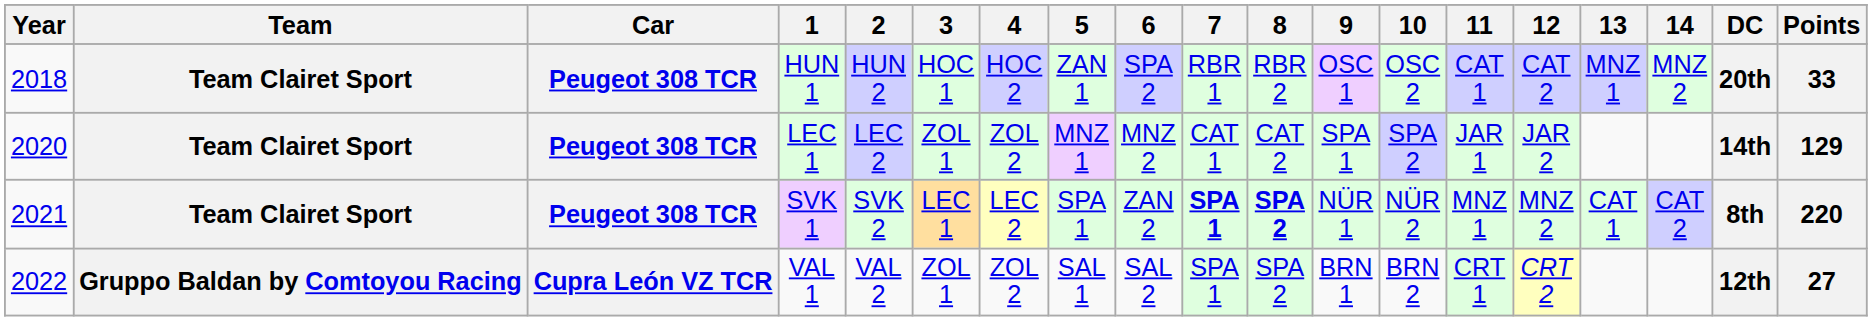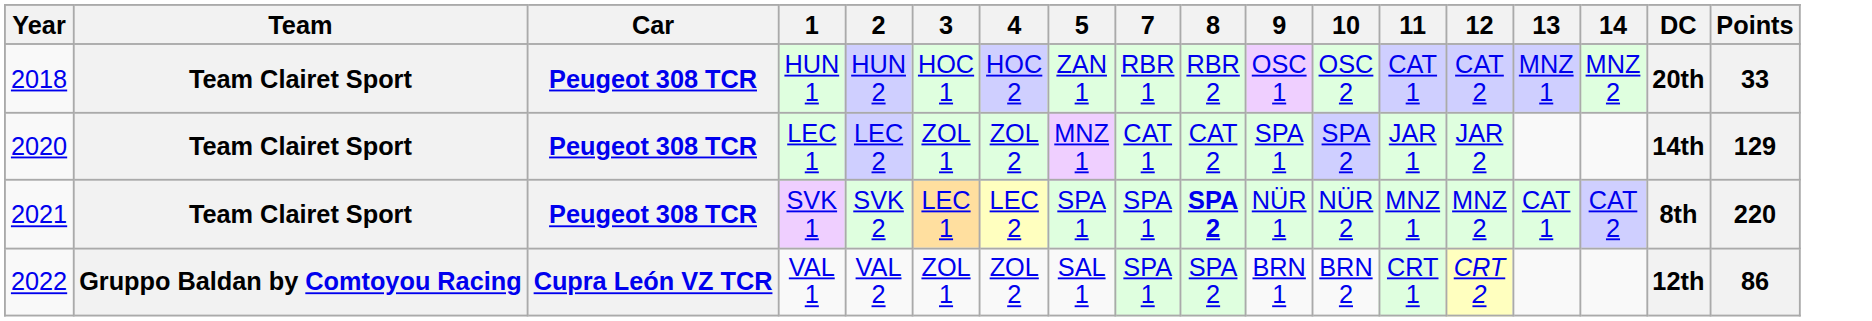- column: (1148, 24)
(1214, 214) bold -> (1148, 214) normal
(1822, 282) 27 -> (1755, 282) 86
